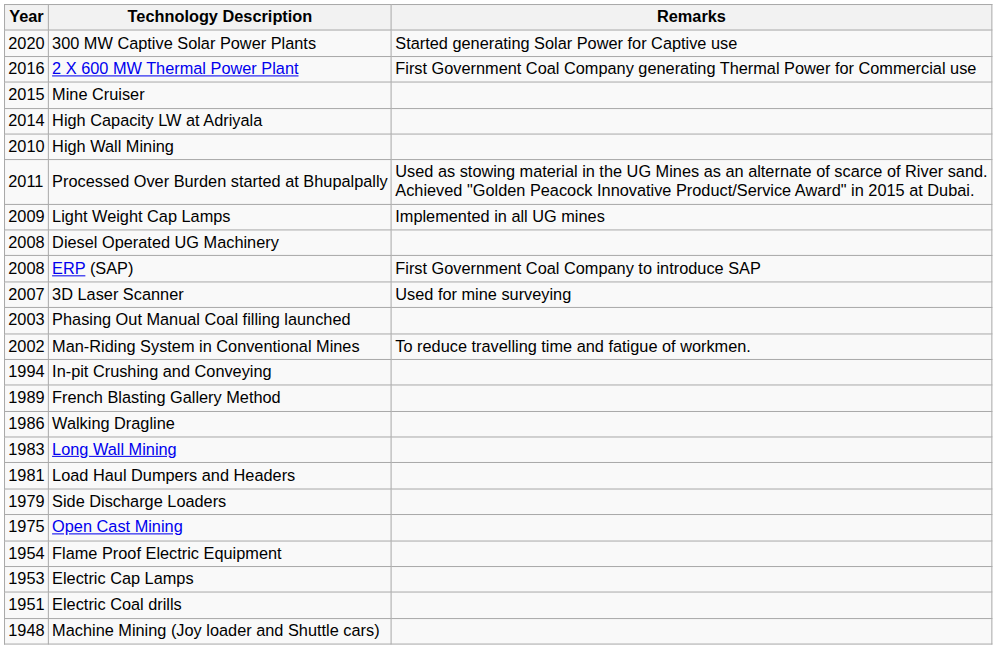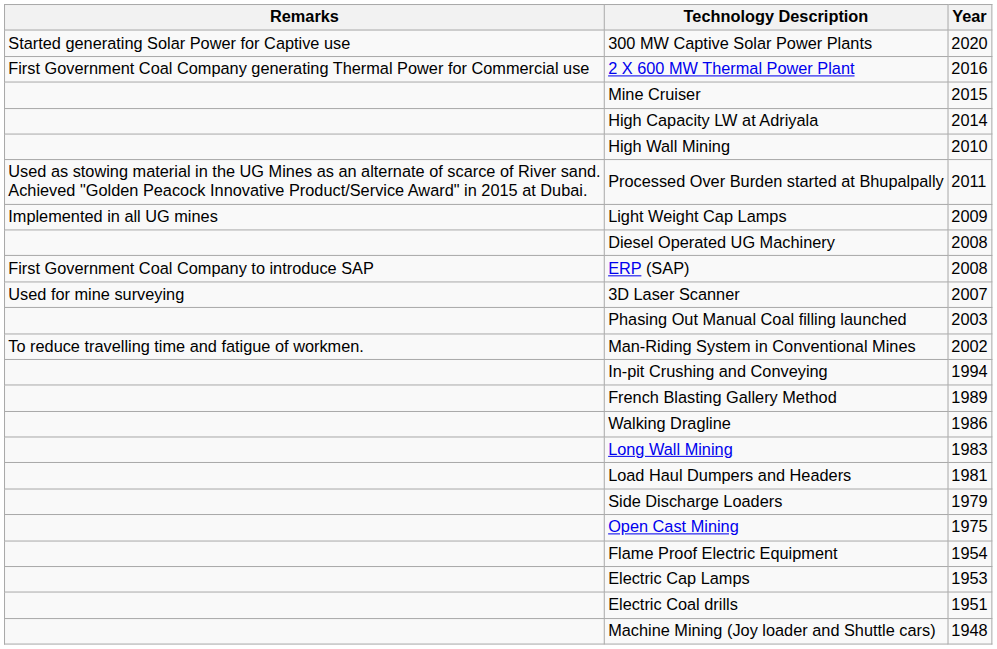columns swapped: (26, 17) <-> (691, 17)
